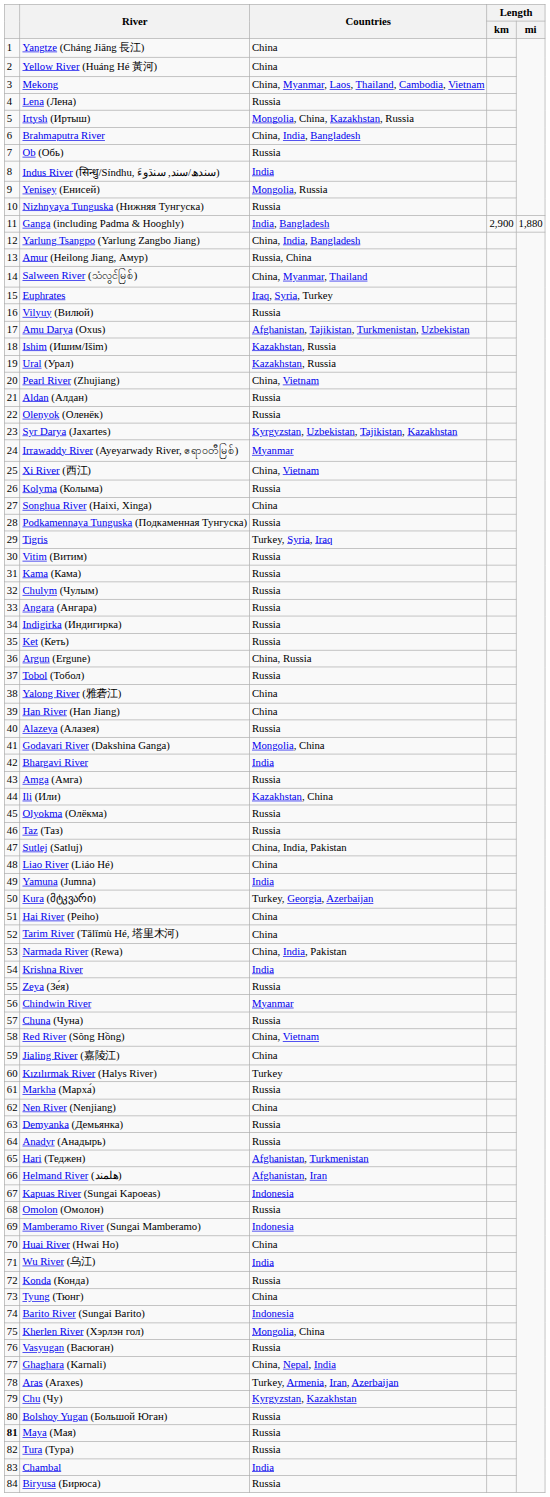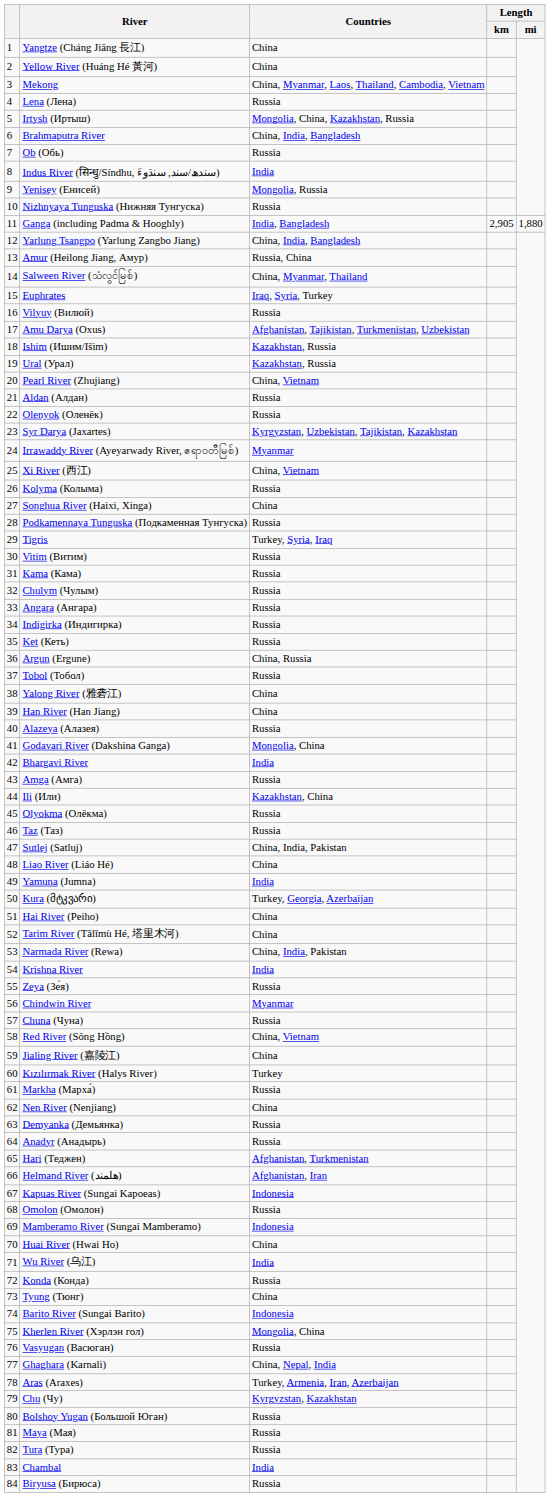(502, 223) 2,900 -> (502, 223) 2,905
(12, 1433) bold -> (12, 1433) normal
